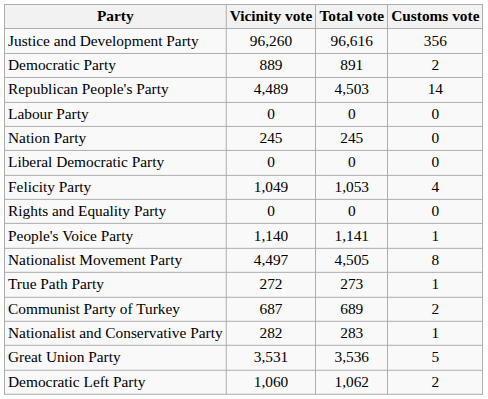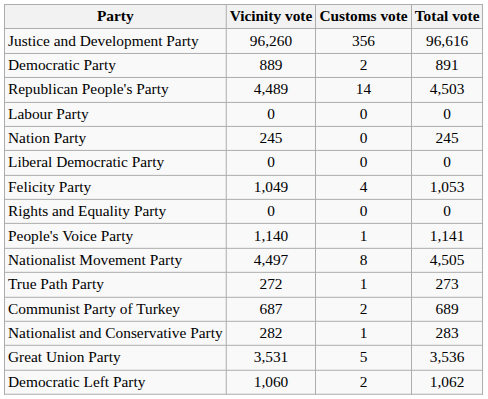columns swapped: (435, 16) <-> (352, 16)
